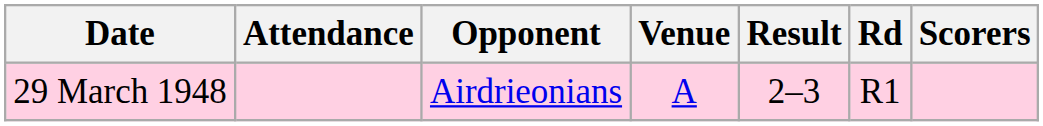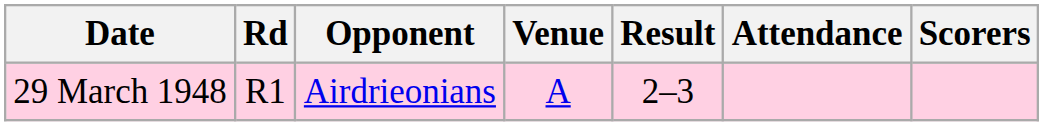columns swapped: (880, 33) <-> (328, 33)
